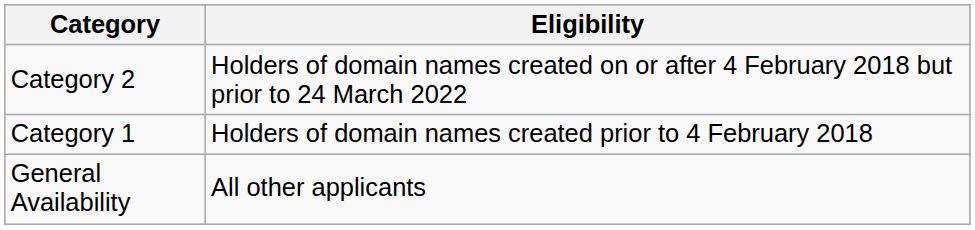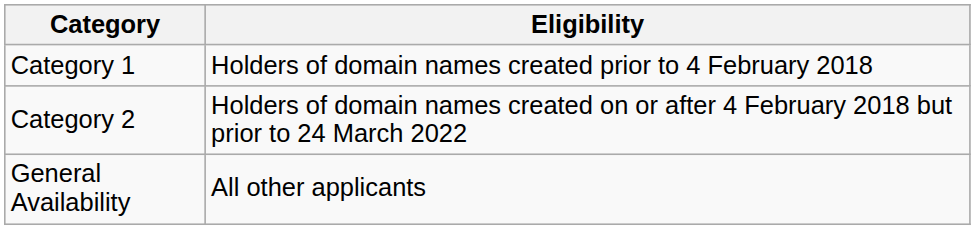rows swapped: (73, 133) <-> (73, 79)
